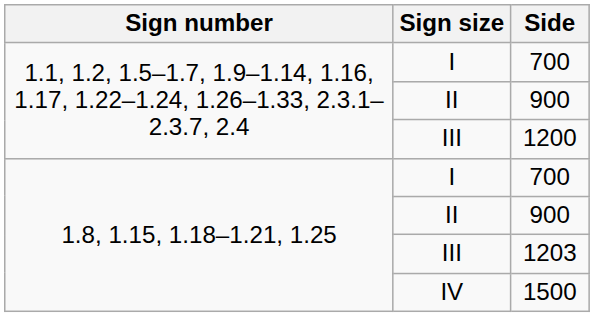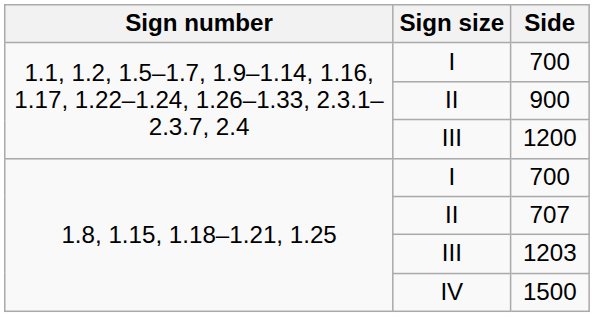(550, 215) 900 -> (550, 215) 707
